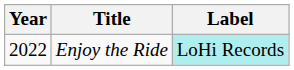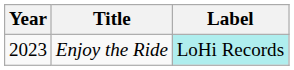(28, 49) 2022 -> (28, 49) 2023
